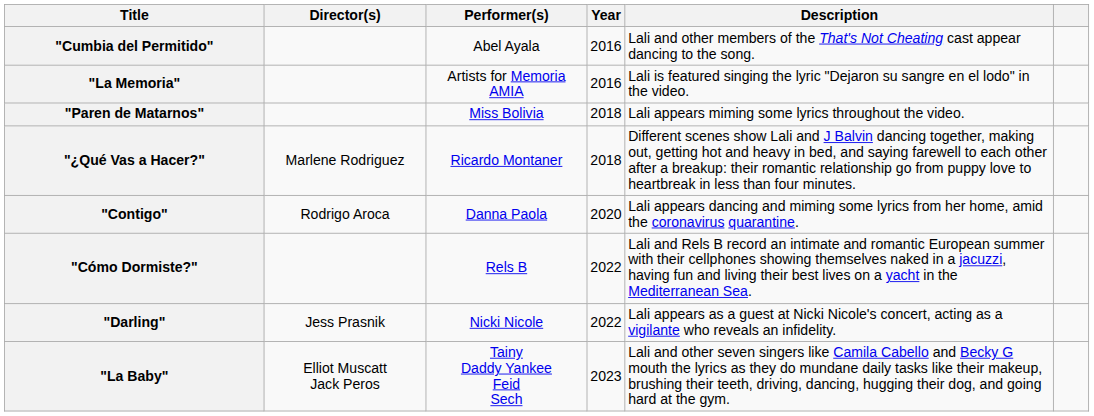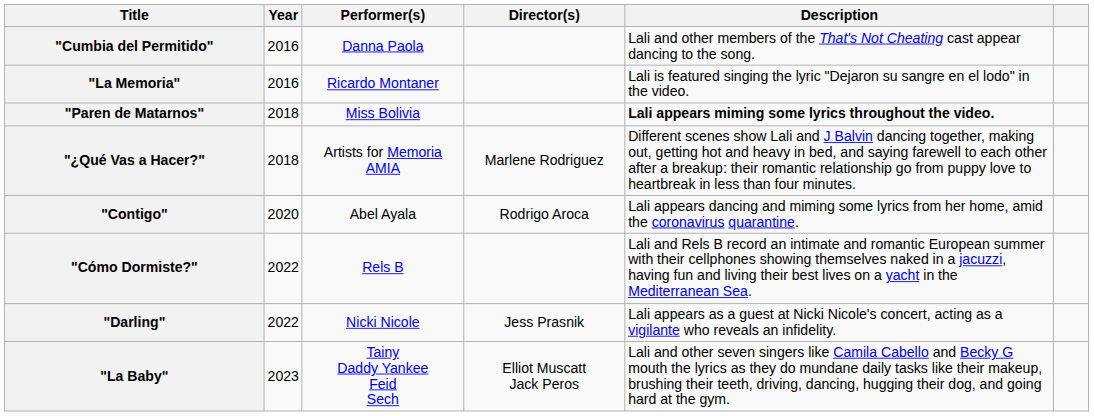columns swapped: (606, 15) <-> (345, 15)
(506, 45) Abel Ayala -> (383, 45) Danna Paola
(506, 84) Artists for Memoria AMIA -> (383, 84) Ricardo Montaner
(796, 114) normal -> (811, 114) bold
(506, 160) Ricardo Montaner -> (383, 160) Artists for Memoria AMIA
(506, 214) Danna Paola -> (383, 214) Abel Ayala
